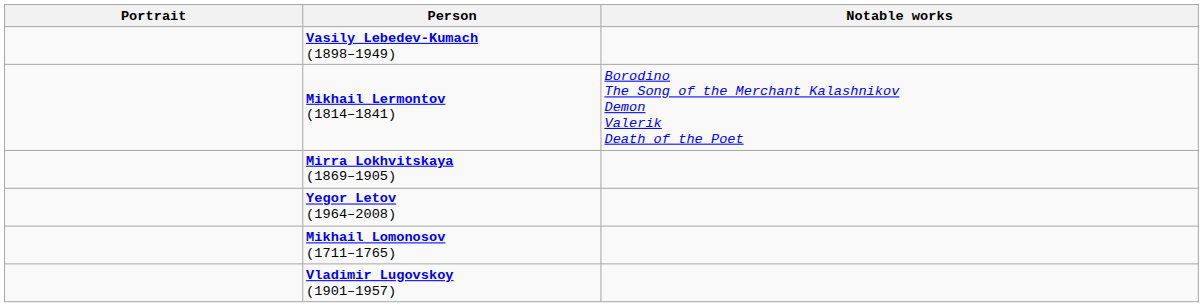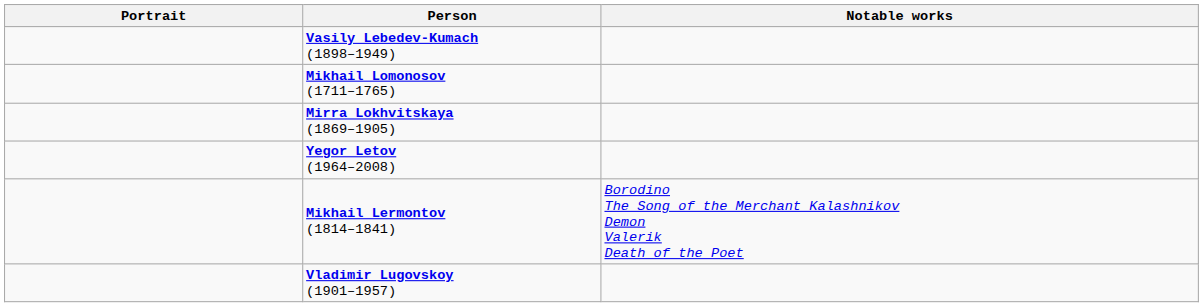rows swapped: (376, 107) <-> (376, 245)
